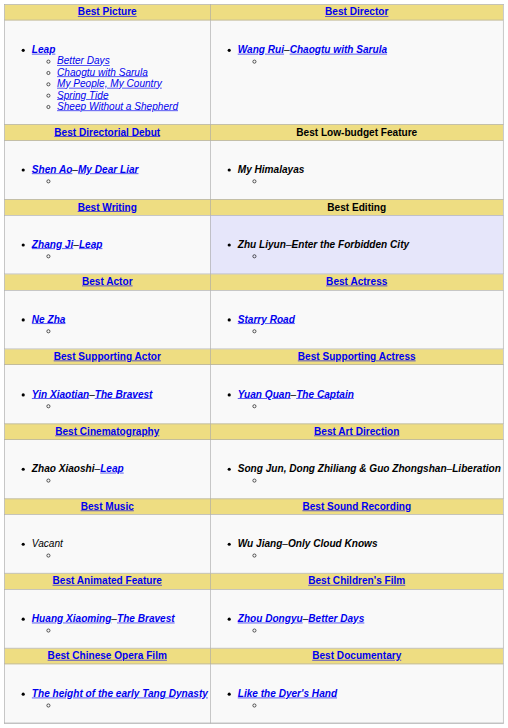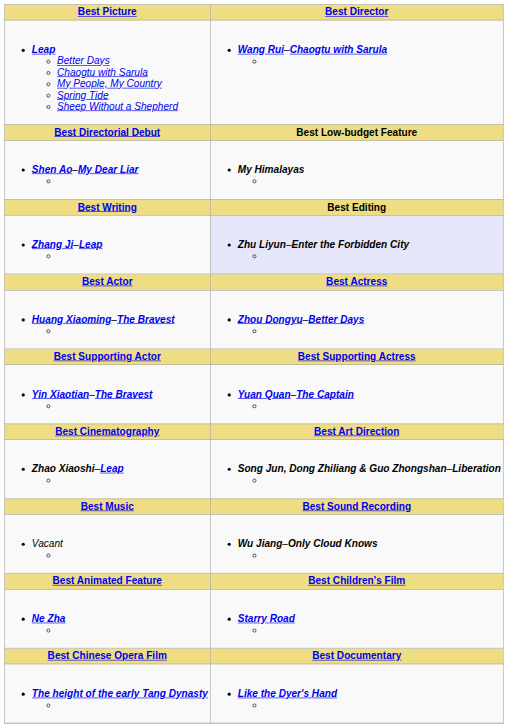rows swapped: (107, 624) <-> (107, 325)
